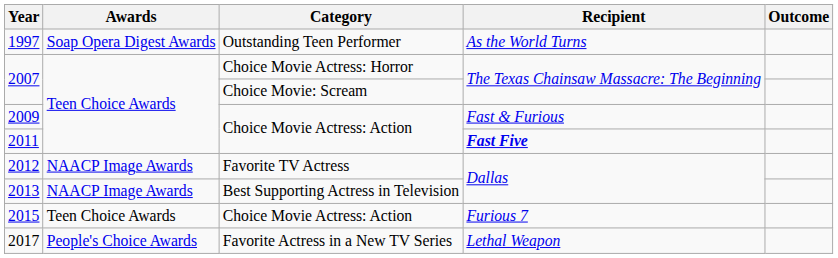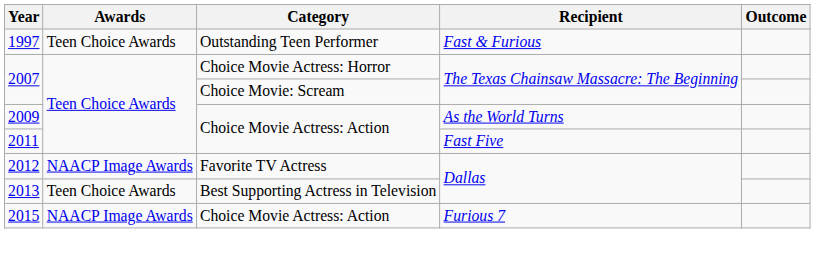(131, 41) Soap Opera Digest Awards -> (111, 41) Teen Choice Awards
(526, 41) As the World Turns -> (492, 41) Fast & Furious
(515, 116) Fast & Furious -> (504, 116) As the World Turns
(497, 141) bold -> (473, 141) normal
(120, 191) NAACP Image Awards -> (111, 191) Teen Choice Awards
(111, 215) Teen Choice Awards -> (120, 215) NAACP Image Awards
- row: (24, 240)
